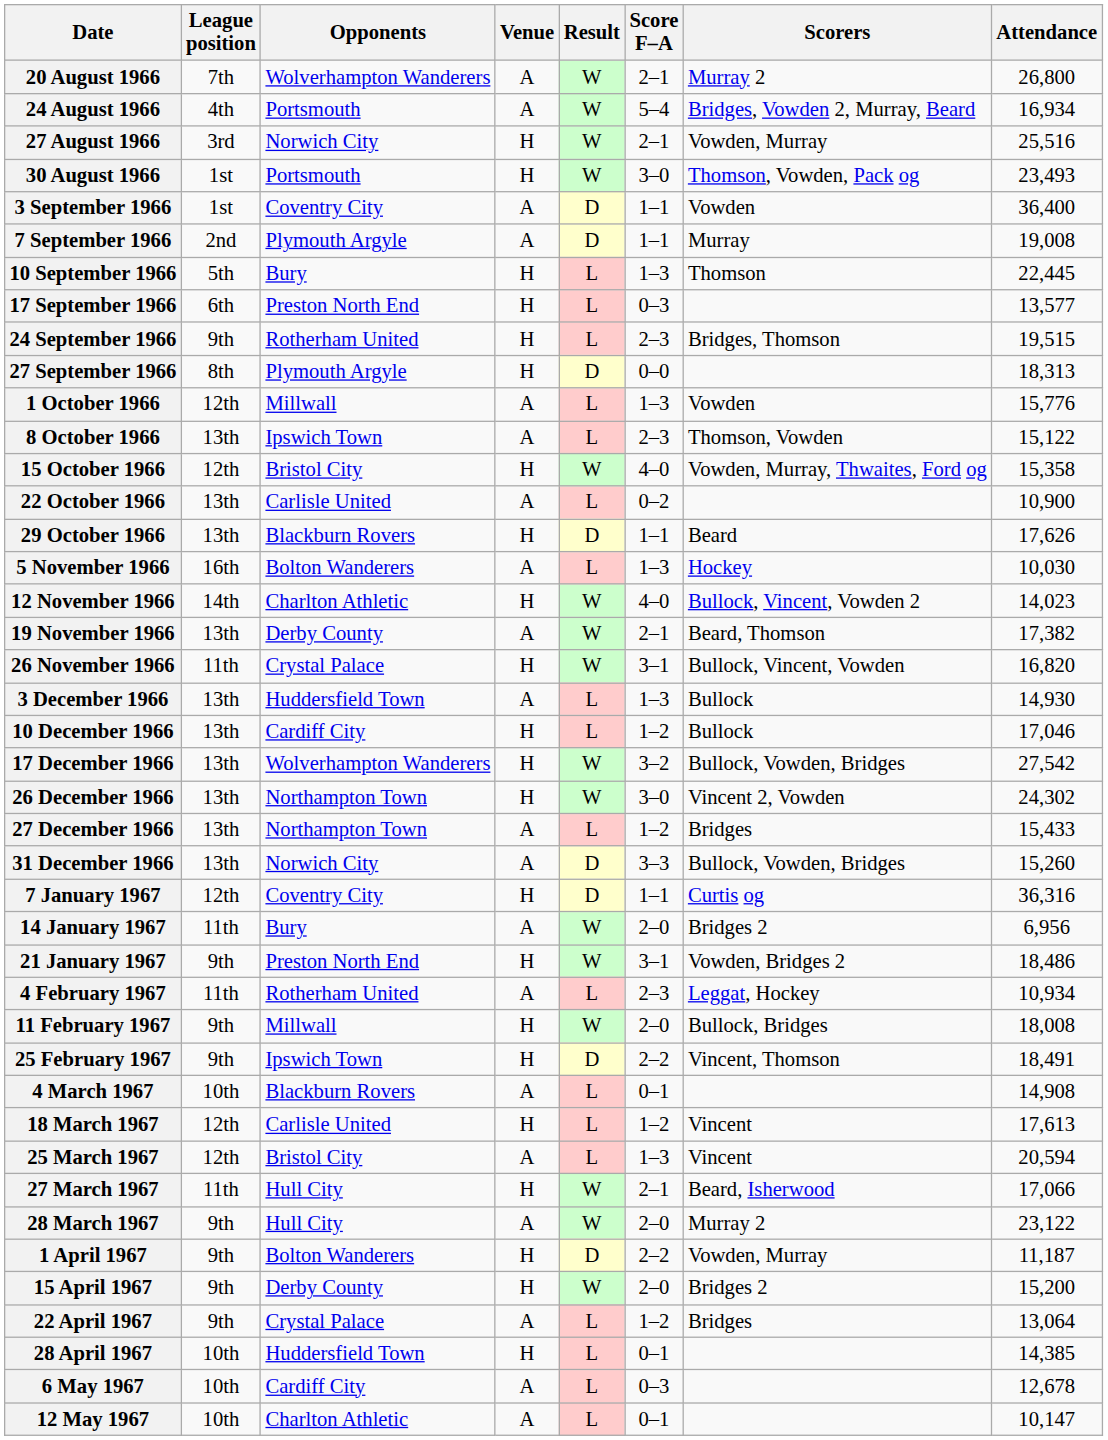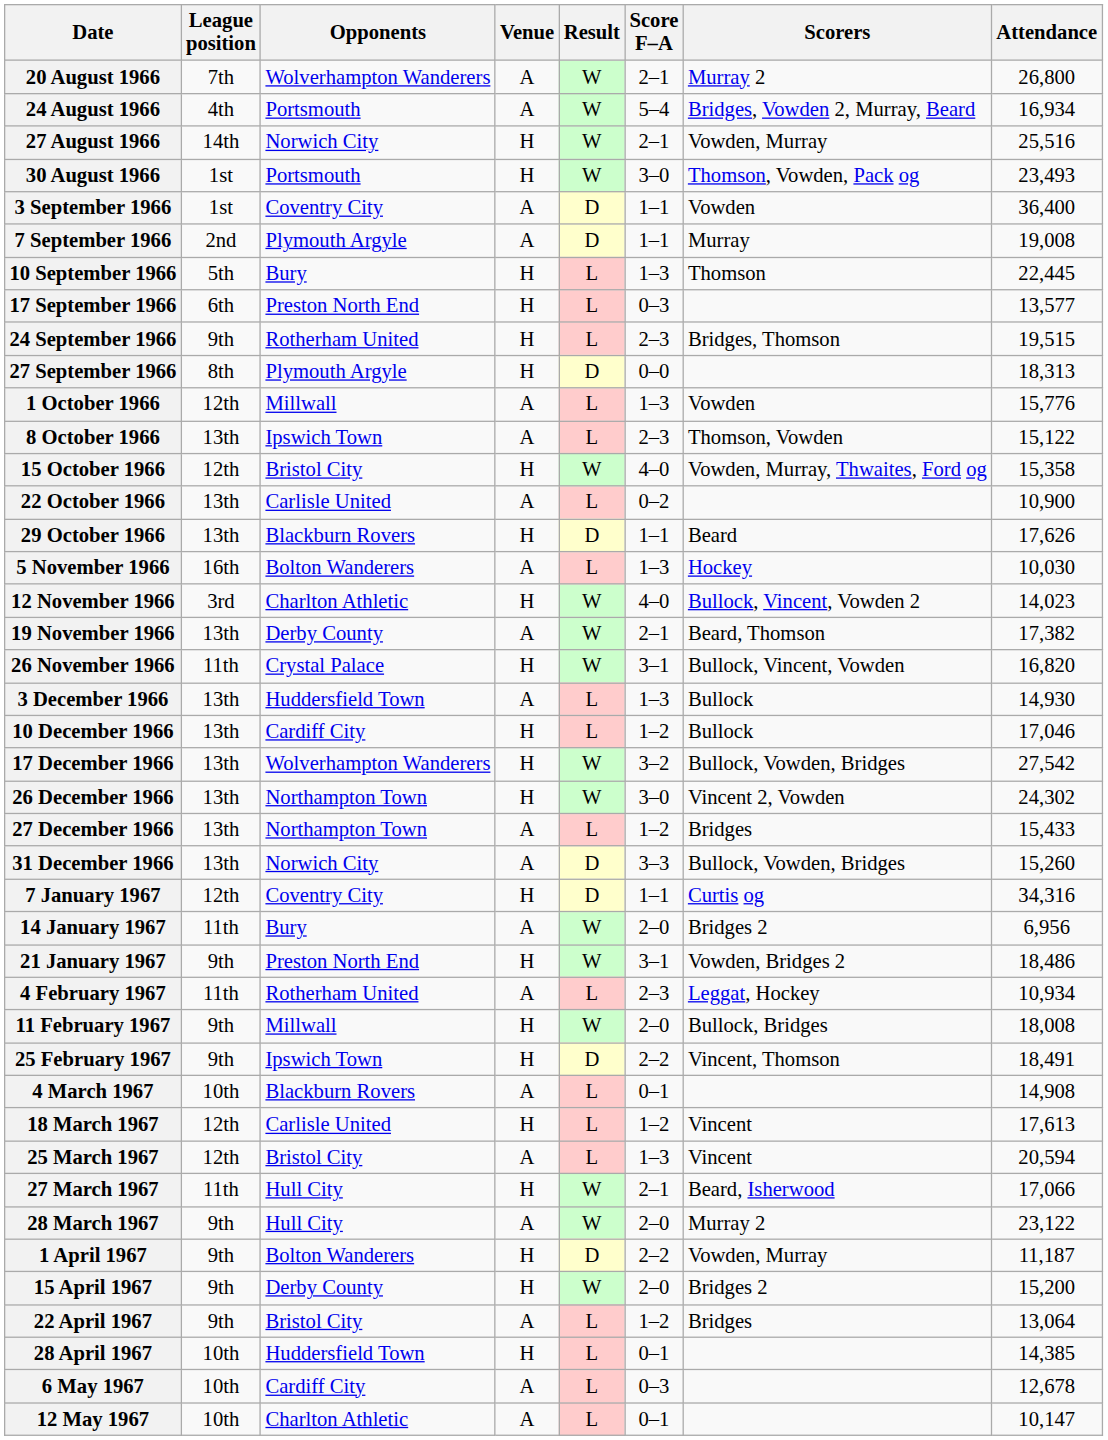(221, 142) 3rd -> (221, 142) 14th
(221, 600) 14th -> (221, 600) 3rd
(1047, 895) 36,316 -> (1047, 895) 34,316
(325, 1320) Crystal Palace -> (314, 1320) Bristol City
